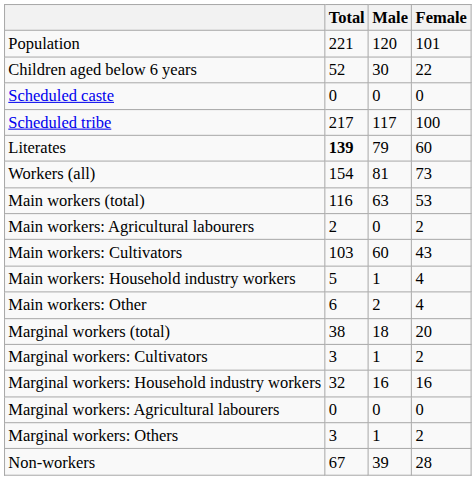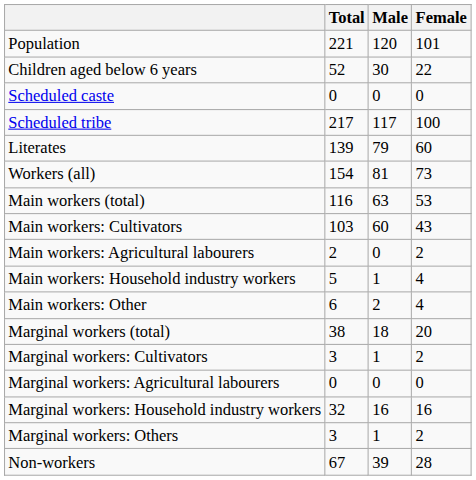(341, 148) bold -> (341, 148) normal
rows swapped: (95, 252) <-> (131, 226)
rows swapped: (144, 409) <-> (165, 383)
